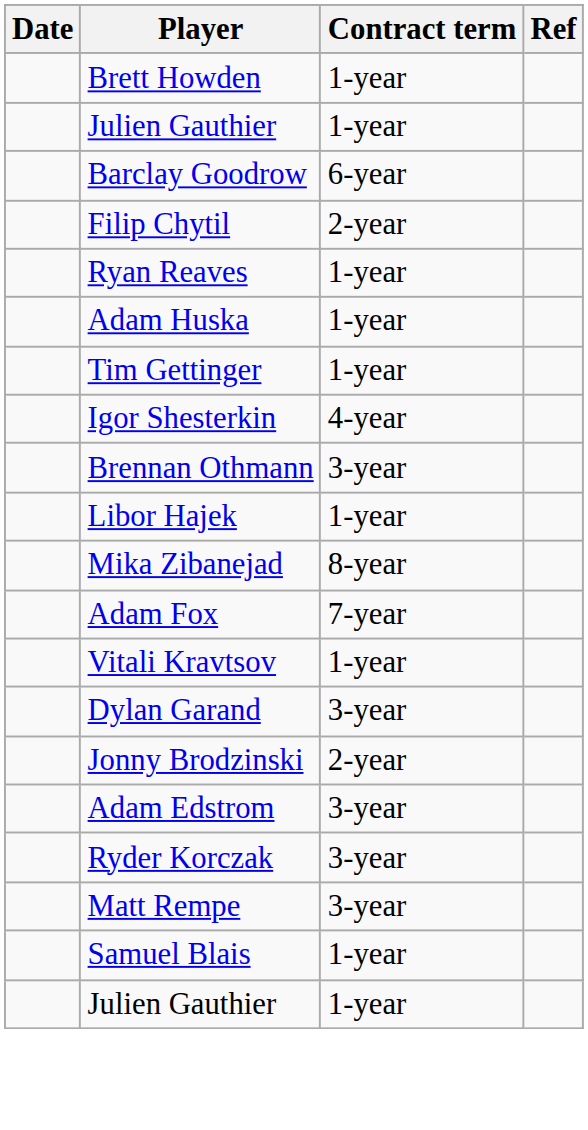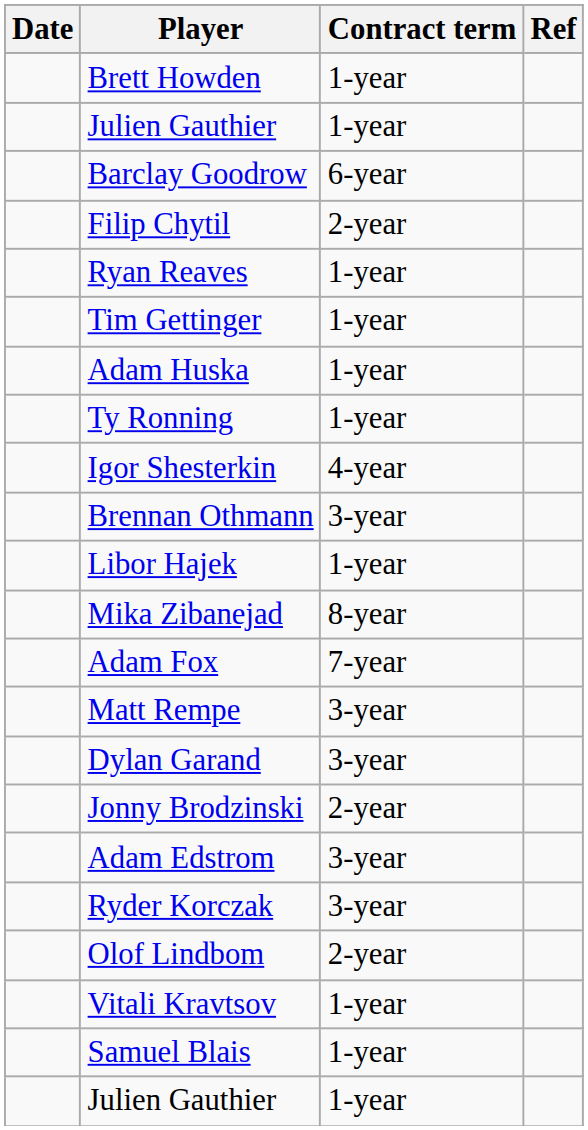rows swapped: (175, 369) <-> (168, 321)
+ row: (160, 418)
rows swapped: (164, 905) <-> (182, 662)
+ row: (176, 954)
